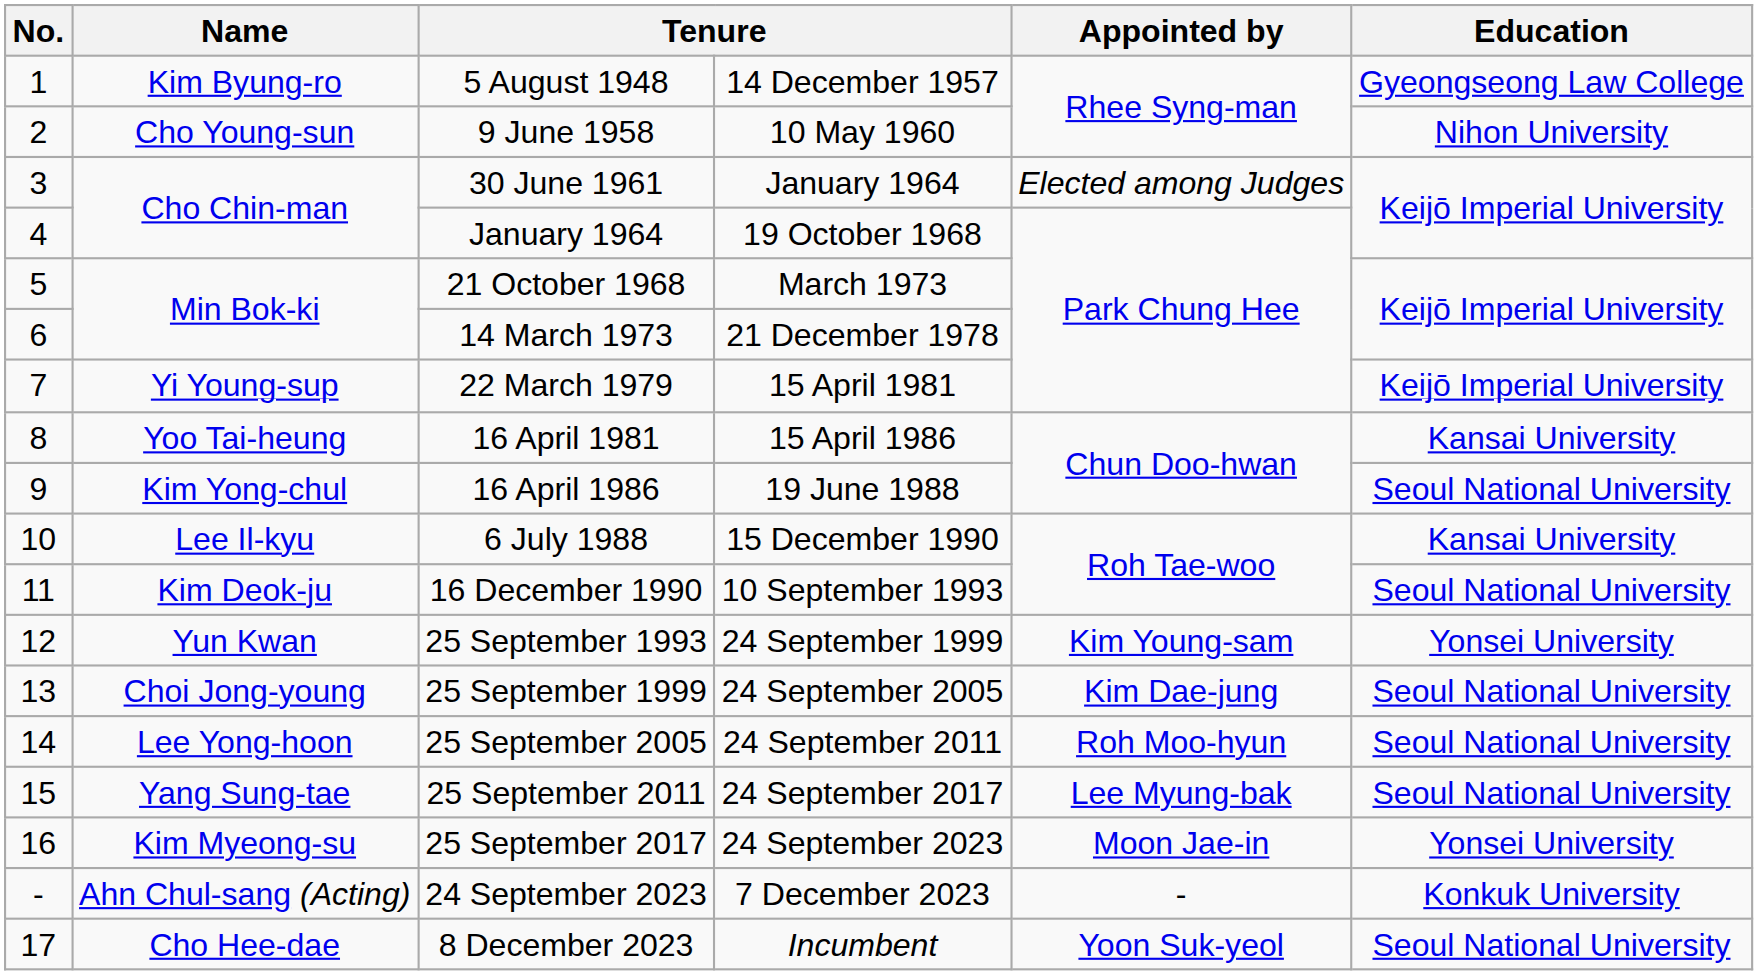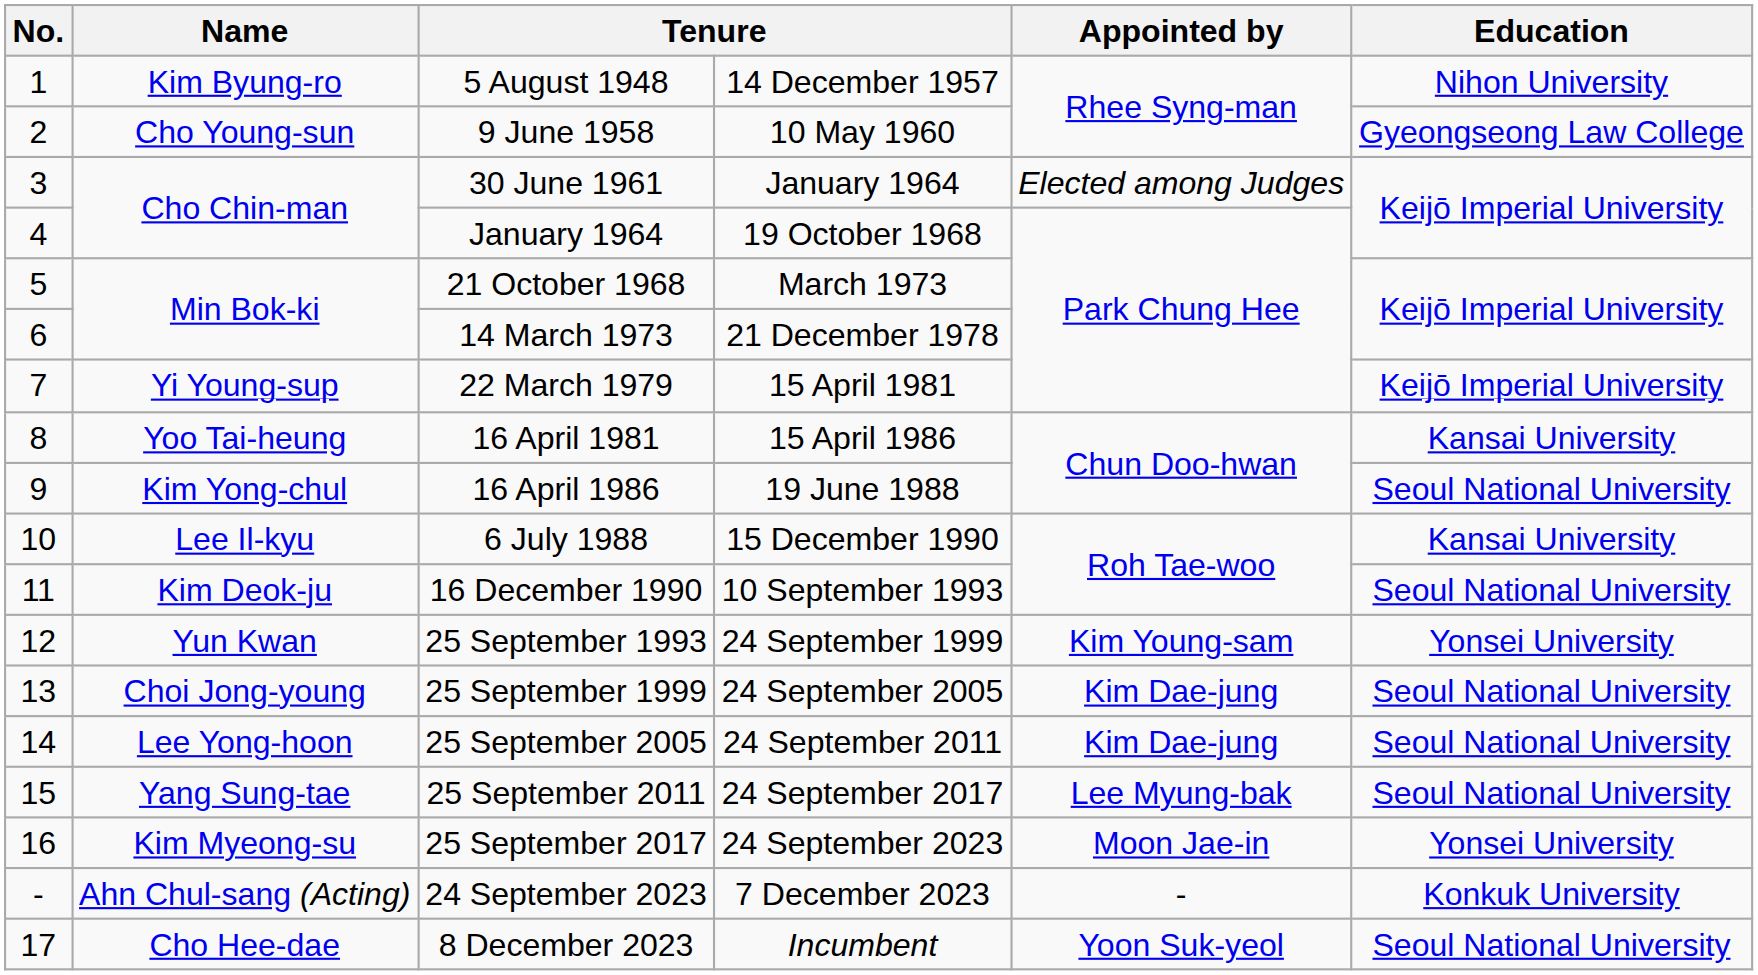(1552, 81) Gyeongseong Law College -> (1552, 81) Nihon University
(1552, 132) Nihon University -> (1552, 132) Gyeongseong Law College
(1181, 741) Roh Moo-hyun -> (1181, 741) Kim Dae-jung
